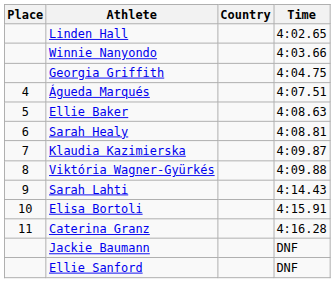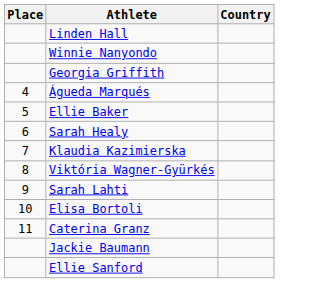- column: (302, 14)
